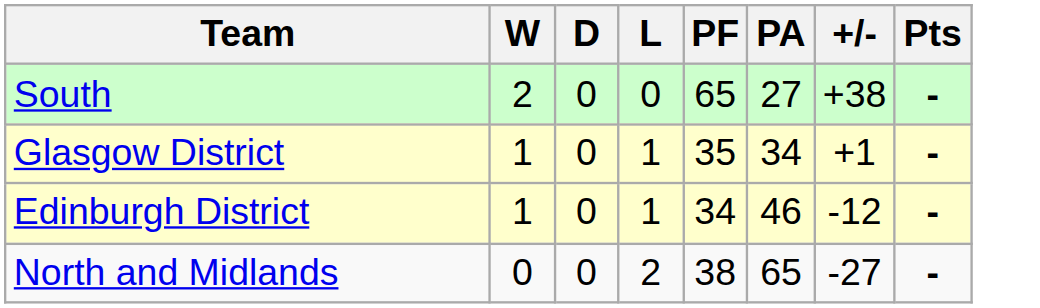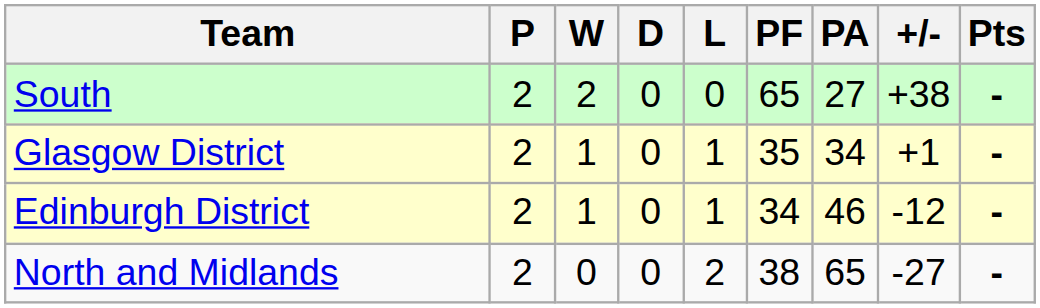+ column: (522, 34)
